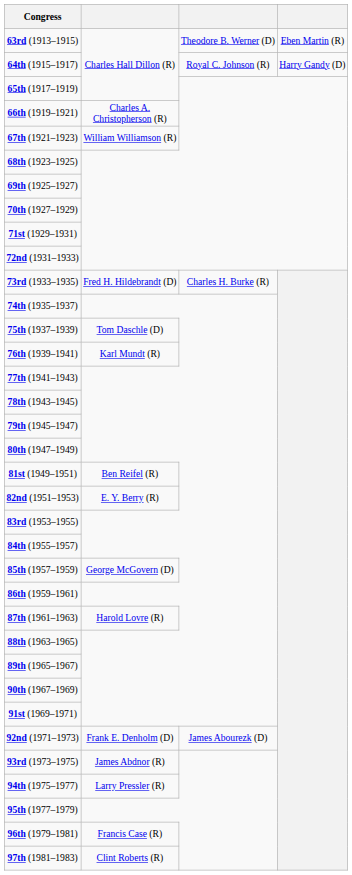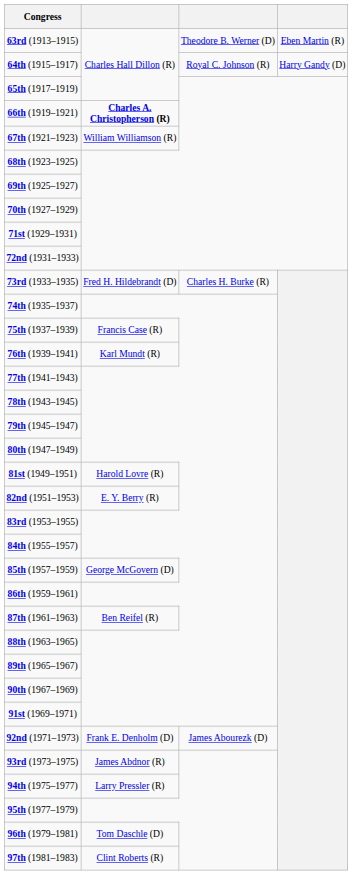(130, 113) normal -> (130, 113) bold
(130, 330) Tom Daschle (D) -> (130, 330) Francis Case (R)
(130, 474) Ben Reifel (R) -> (130, 474) Harold Lovre (R)
(130, 618) Harold Lovre (R) -> (130, 618) Ben Reifel (R)
(130, 834) Francis Case (R) -> (130, 834) Tom Daschle (D)
